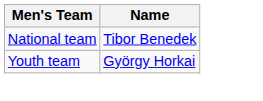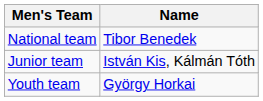+ row: (45, 61)
